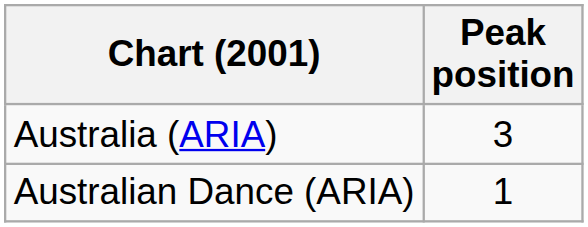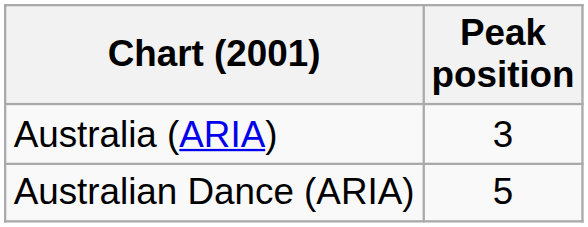(503, 191) 1 -> (503, 191) 5
